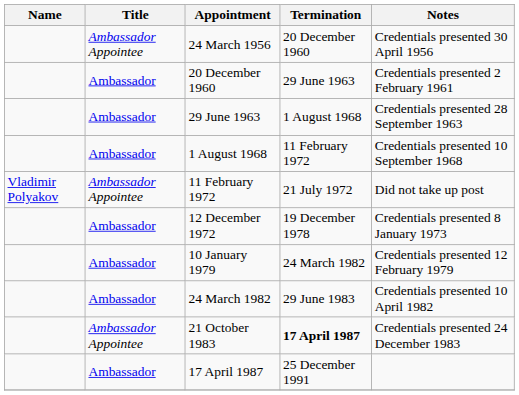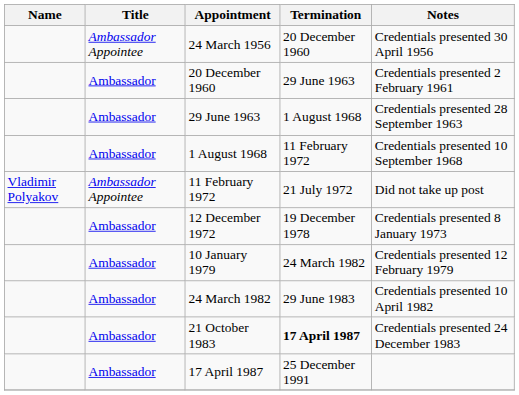(122, 335) Ambassador Appointee -> (122, 335) Ambassador
